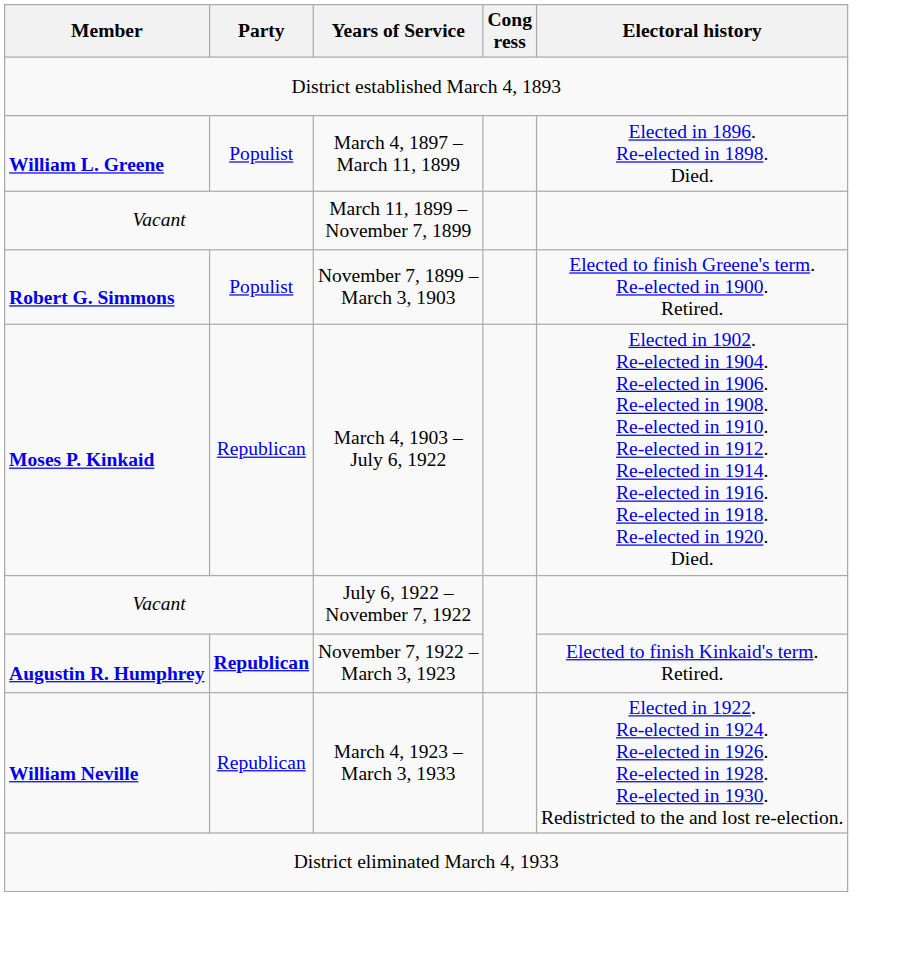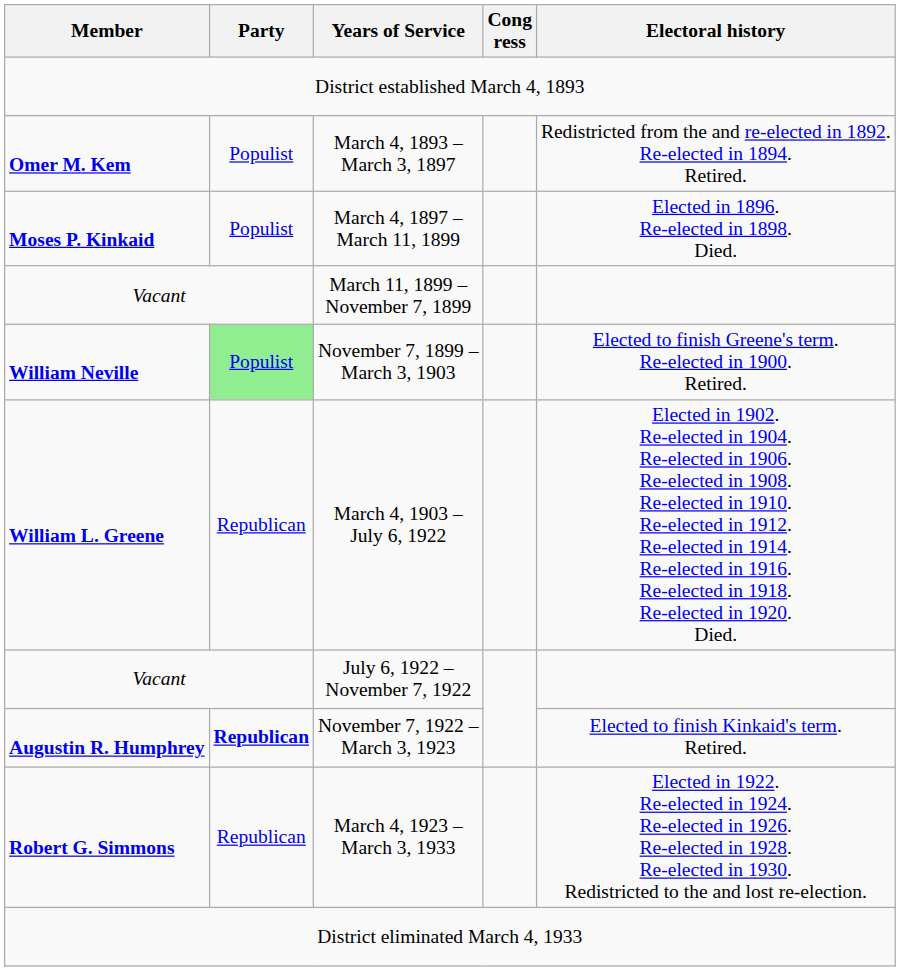+ row: (398, 153)
(87, 164) William L. Greene -> (82, 239) Moses P. Kinkaid
(92, 297) Robert G. Simmons -> (74, 372) William Neville
(261, 286) no background -> (261, 361) lightgreen background
(82, 460) Moses P. Kinkaid -> (87, 535) William L. Greene
(74, 773) William Neville -> (92, 848) Robert G. Simmons
